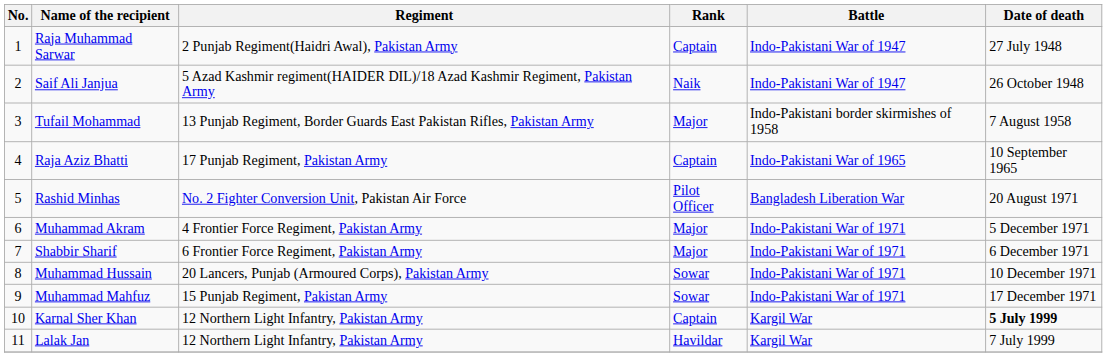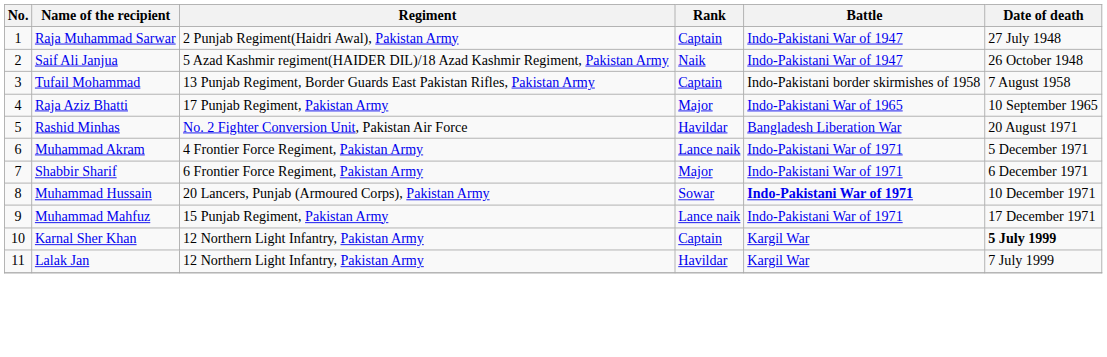(690, 122) Major -> (700, 82) Captain
(695, 160) Captain -> (695, 104) Major
(693, 198) Pilot Officer -> (703, 127) Havildar
(690, 228) Major -> (709, 149) Lance naik
(828, 273) normal -> (830, 194) bold
(691, 295) Sowar -> (709, 216) Lance naik
